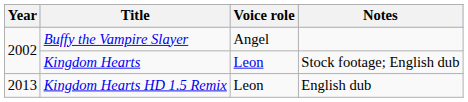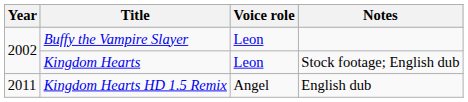(251, 39) Angel -> (249, 39) Leon
(22, 85) 2013 -> (22, 85) 2011
(249, 85) Leon -> (251, 85) Angel
